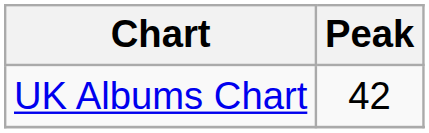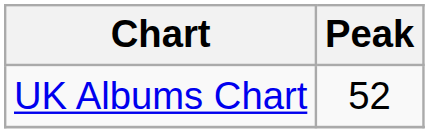(370, 95) 42 -> (370, 95) 52
